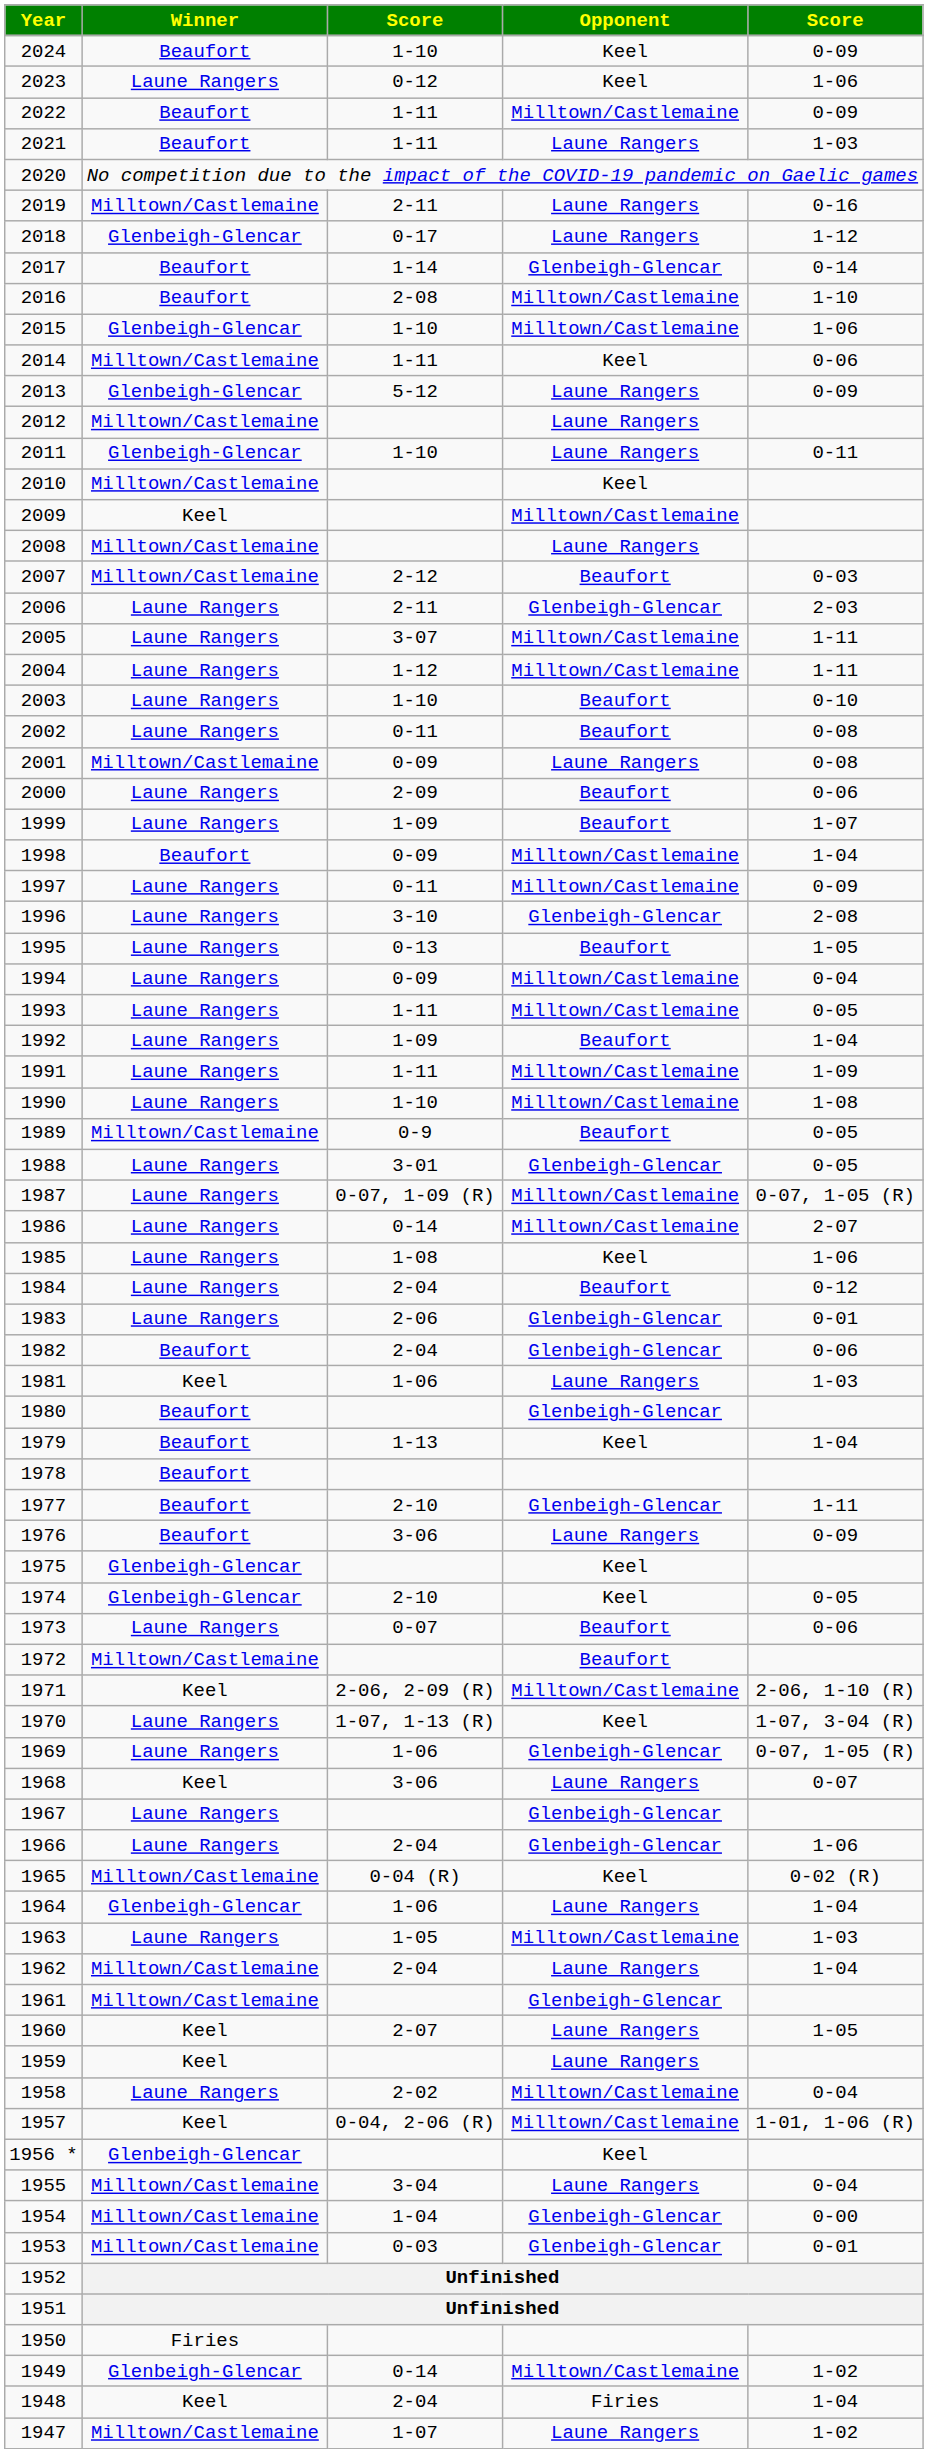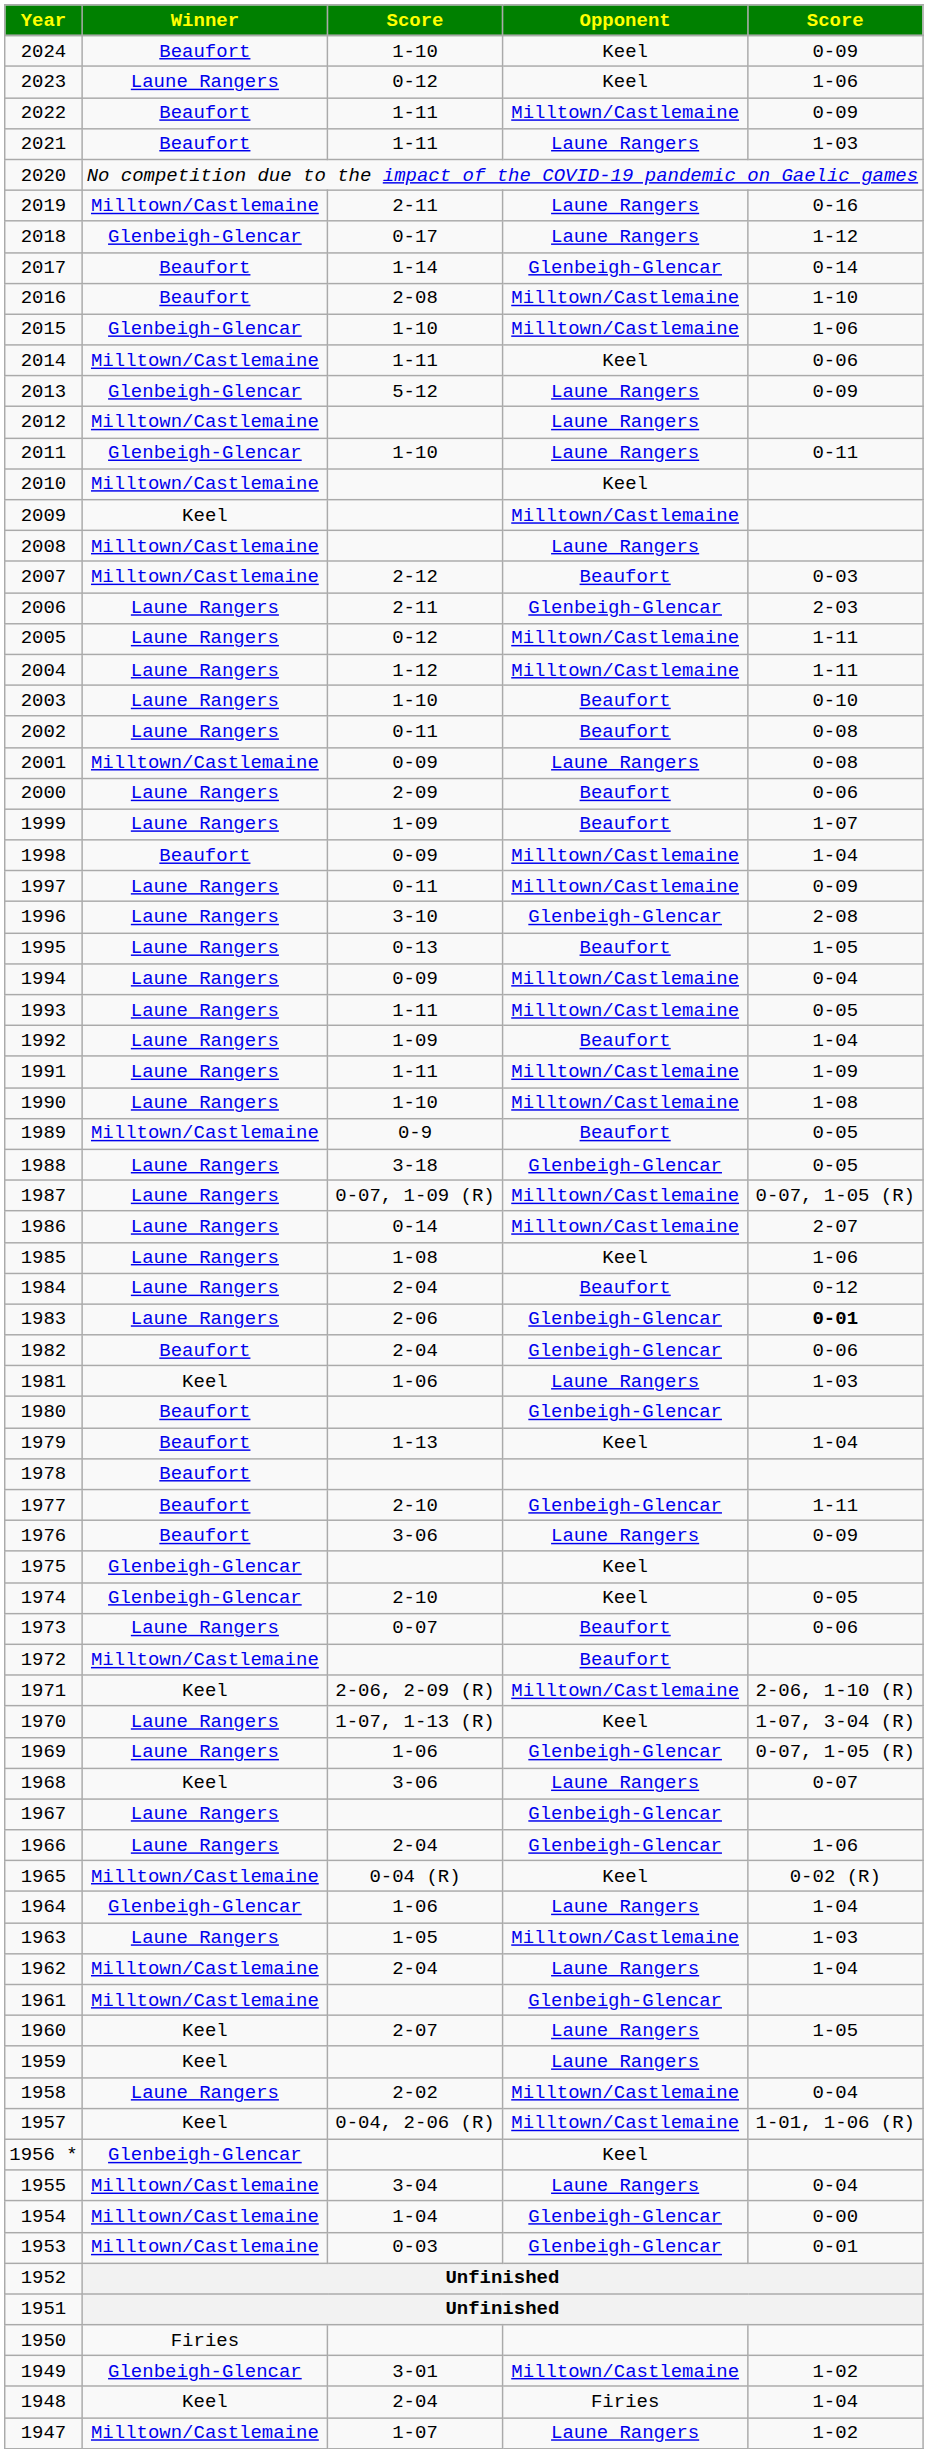(415, 639) 3-07 -> (415, 639) 0-12
(415, 1165) 3-01 -> (415, 1165) 3-18
(835, 1319) normal -> (835, 1319) bold
(415, 2371) 0-14 -> (415, 2371) 3-01
